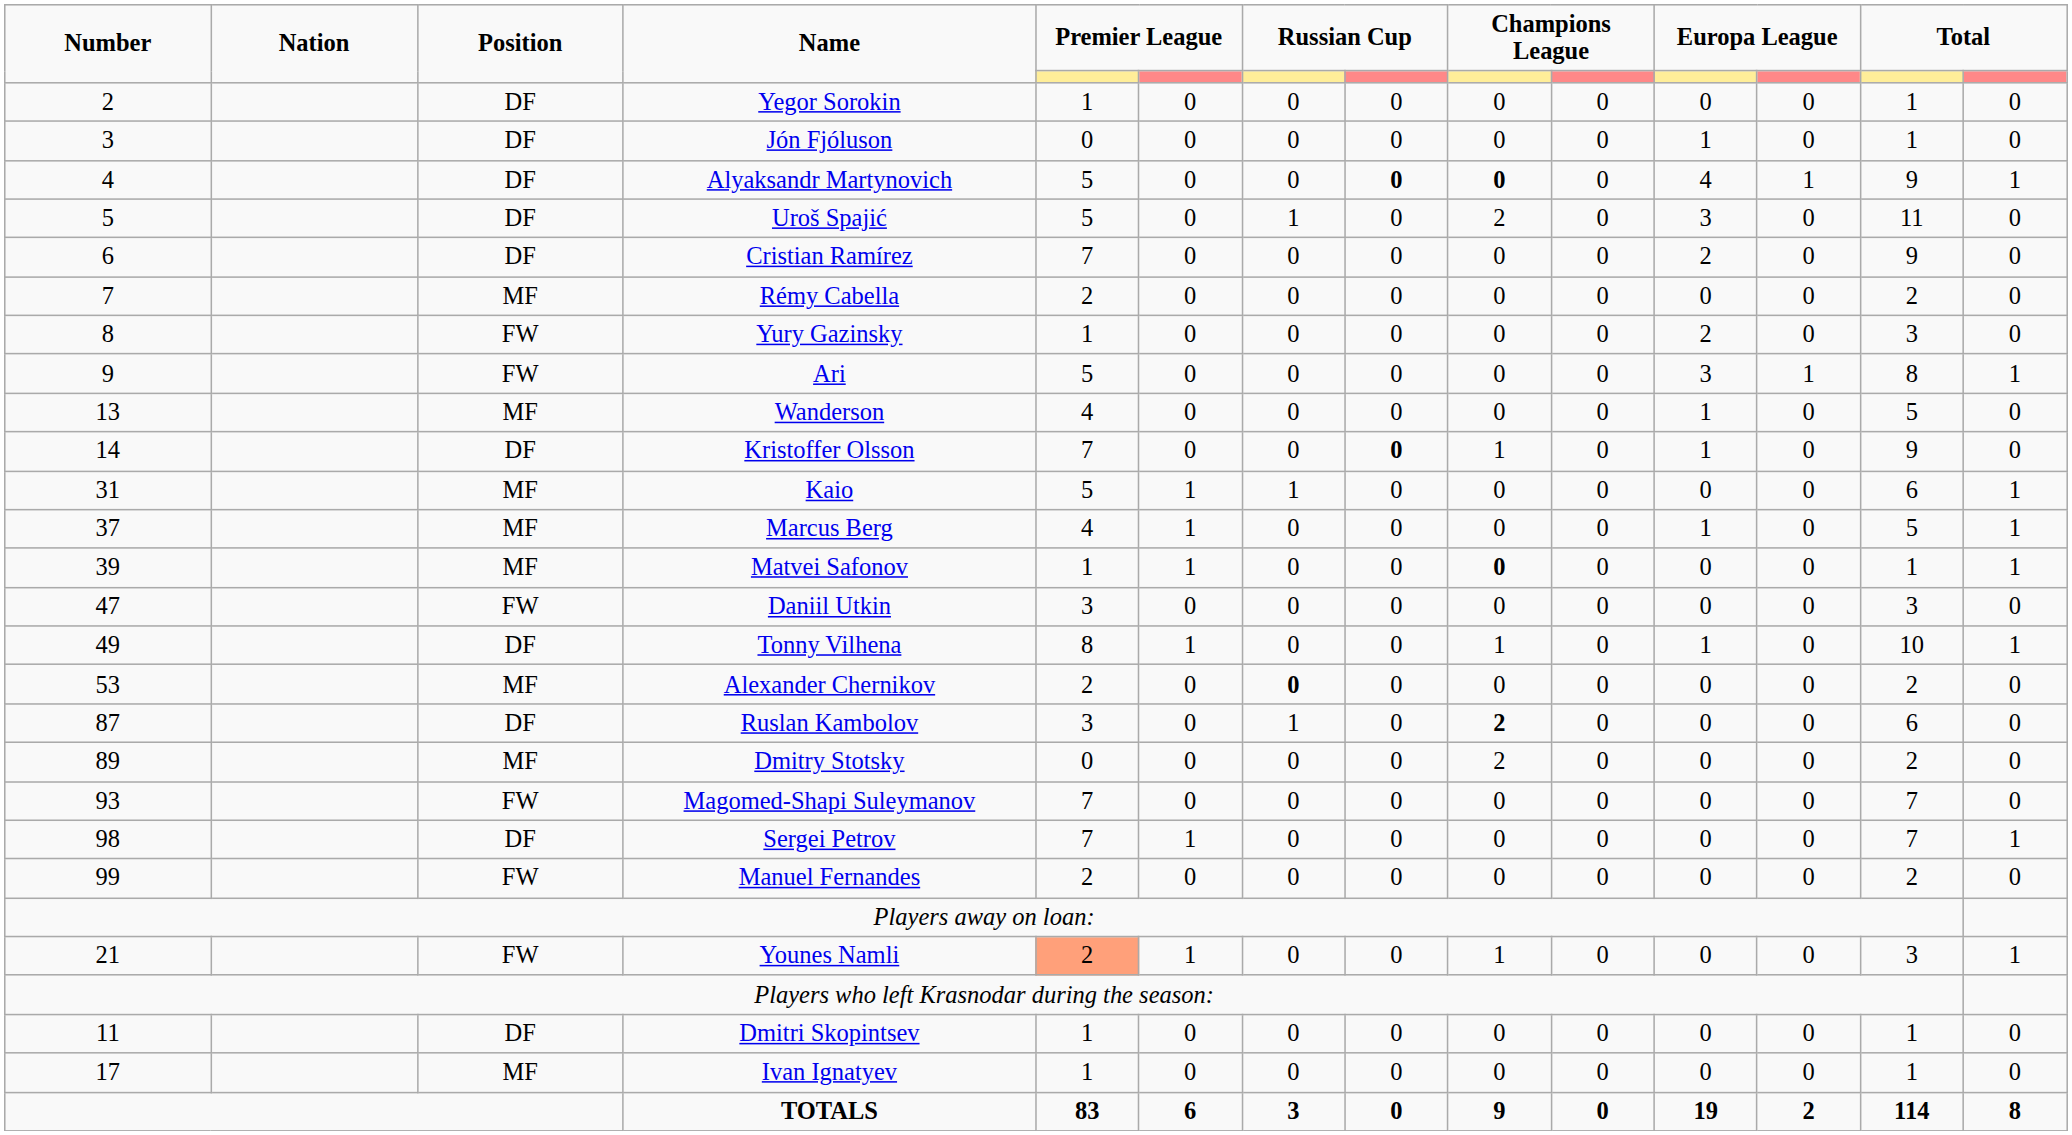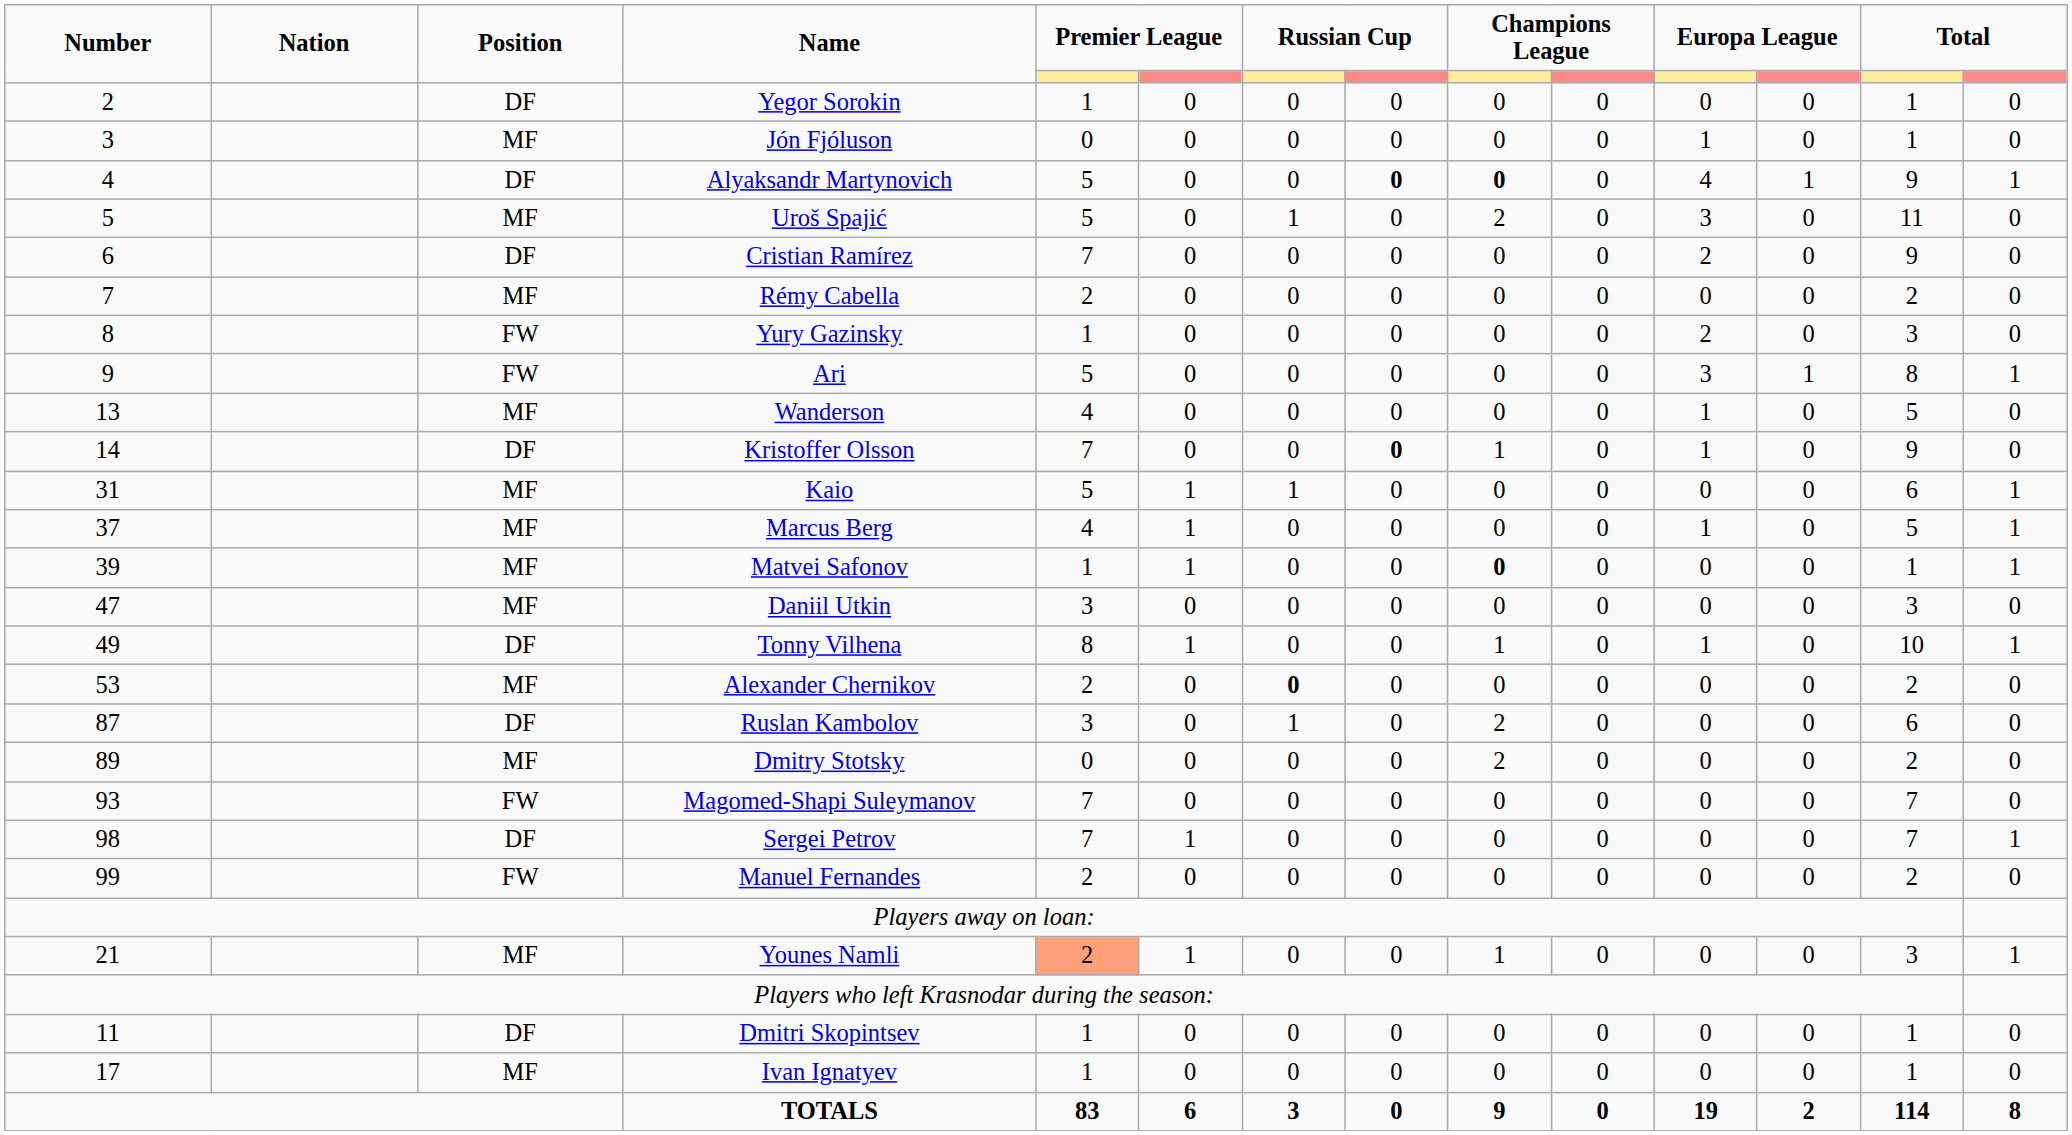(520, 140) DF -> (520, 140) MF
(520, 218) DF -> (520, 218) MF
(520, 606) FW -> (520, 606) MF
(1499, 722) bold -> (1499, 722) normal
(520, 955) FW -> (520, 955) MF
